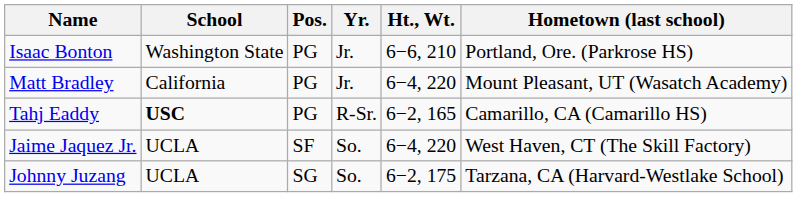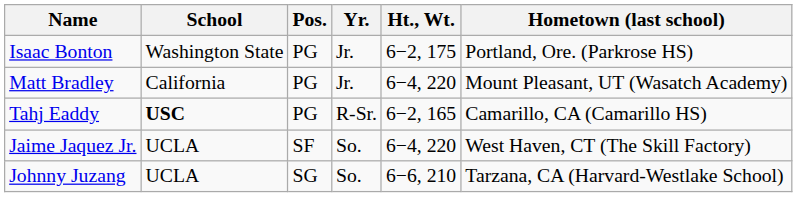(421, 51) 6−6, 210 -> (421, 51) 6−2, 175
(421, 176) 6−2, 175 -> (421, 176) 6−6, 210
